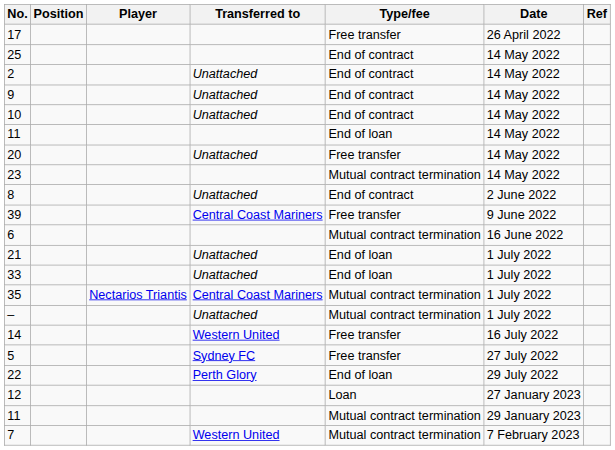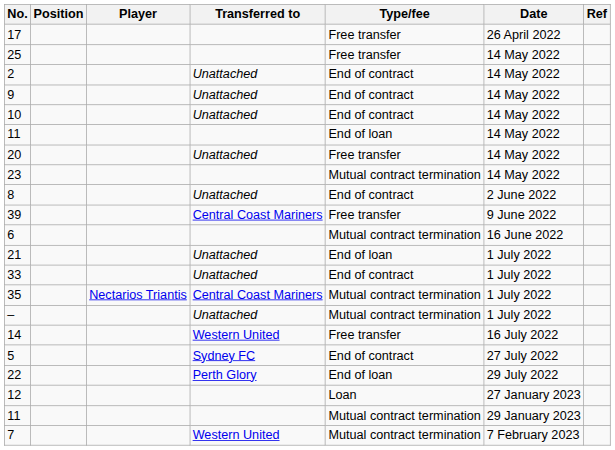(371, 54) End of contract -> (365, 54) Free transfer
(360, 275) End of loan -> (371, 275) End of contract
(365, 355) Free transfer -> (371, 355) End of contract
